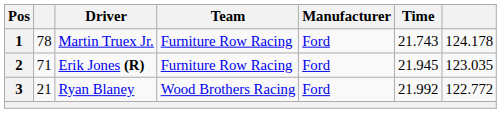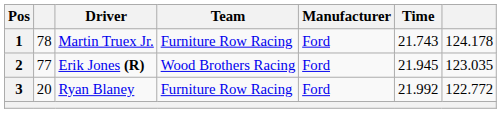(44, 65) 71 -> (44, 65) 77
(227, 65) Furniture Row Racing -> (228, 65) Wood Brothers Racing
(44, 89) 21 -> (44, 89) 20
(228, 89) Wood Brothers Racing -> (227, 89) Furniture Row Racing
